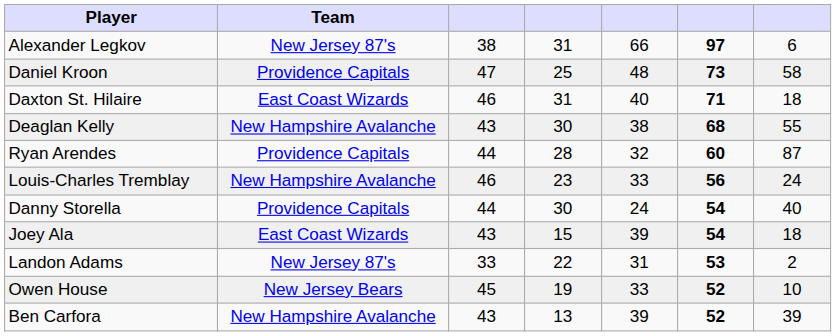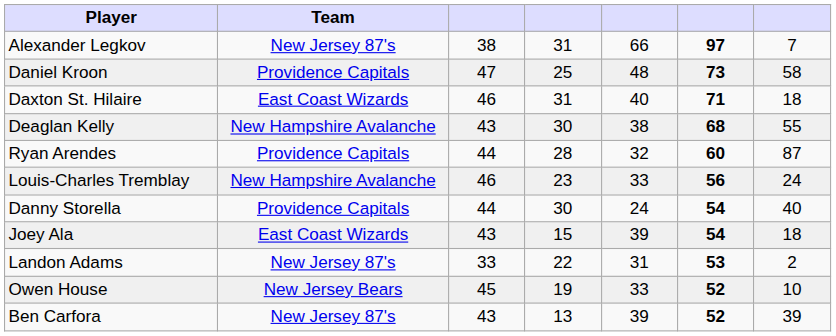(792, 45) 6 -> (792, 45) 7
(333, 316) New Hampshire Avalanche -> (333, 316) New Jersey 87's
